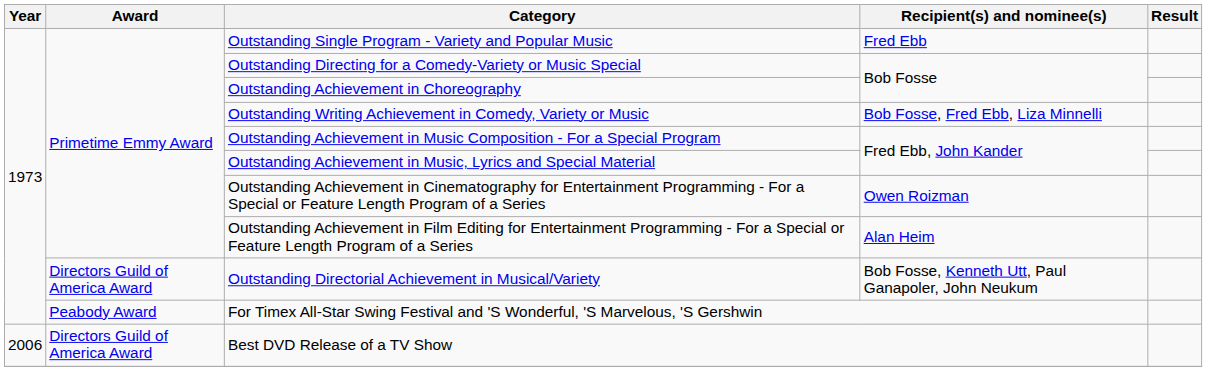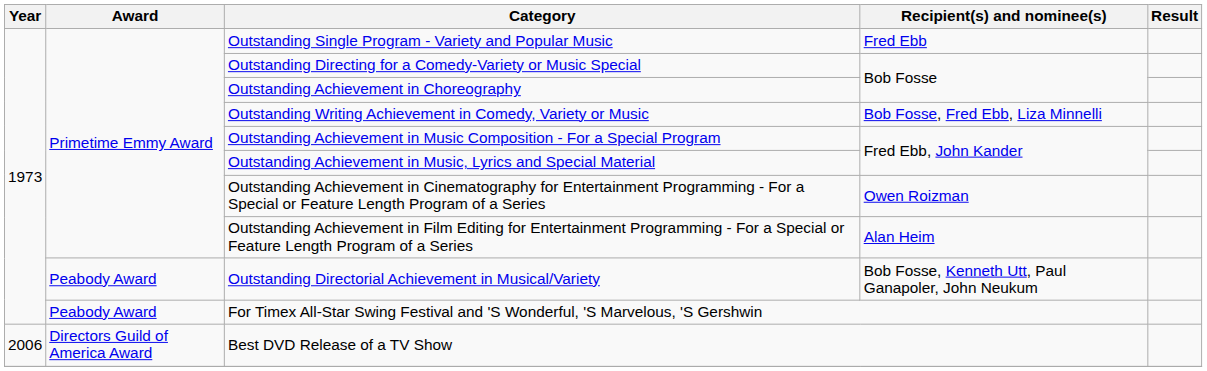(109, 279) Directors Guild of America Award -> (103, 279) Peabody Award
